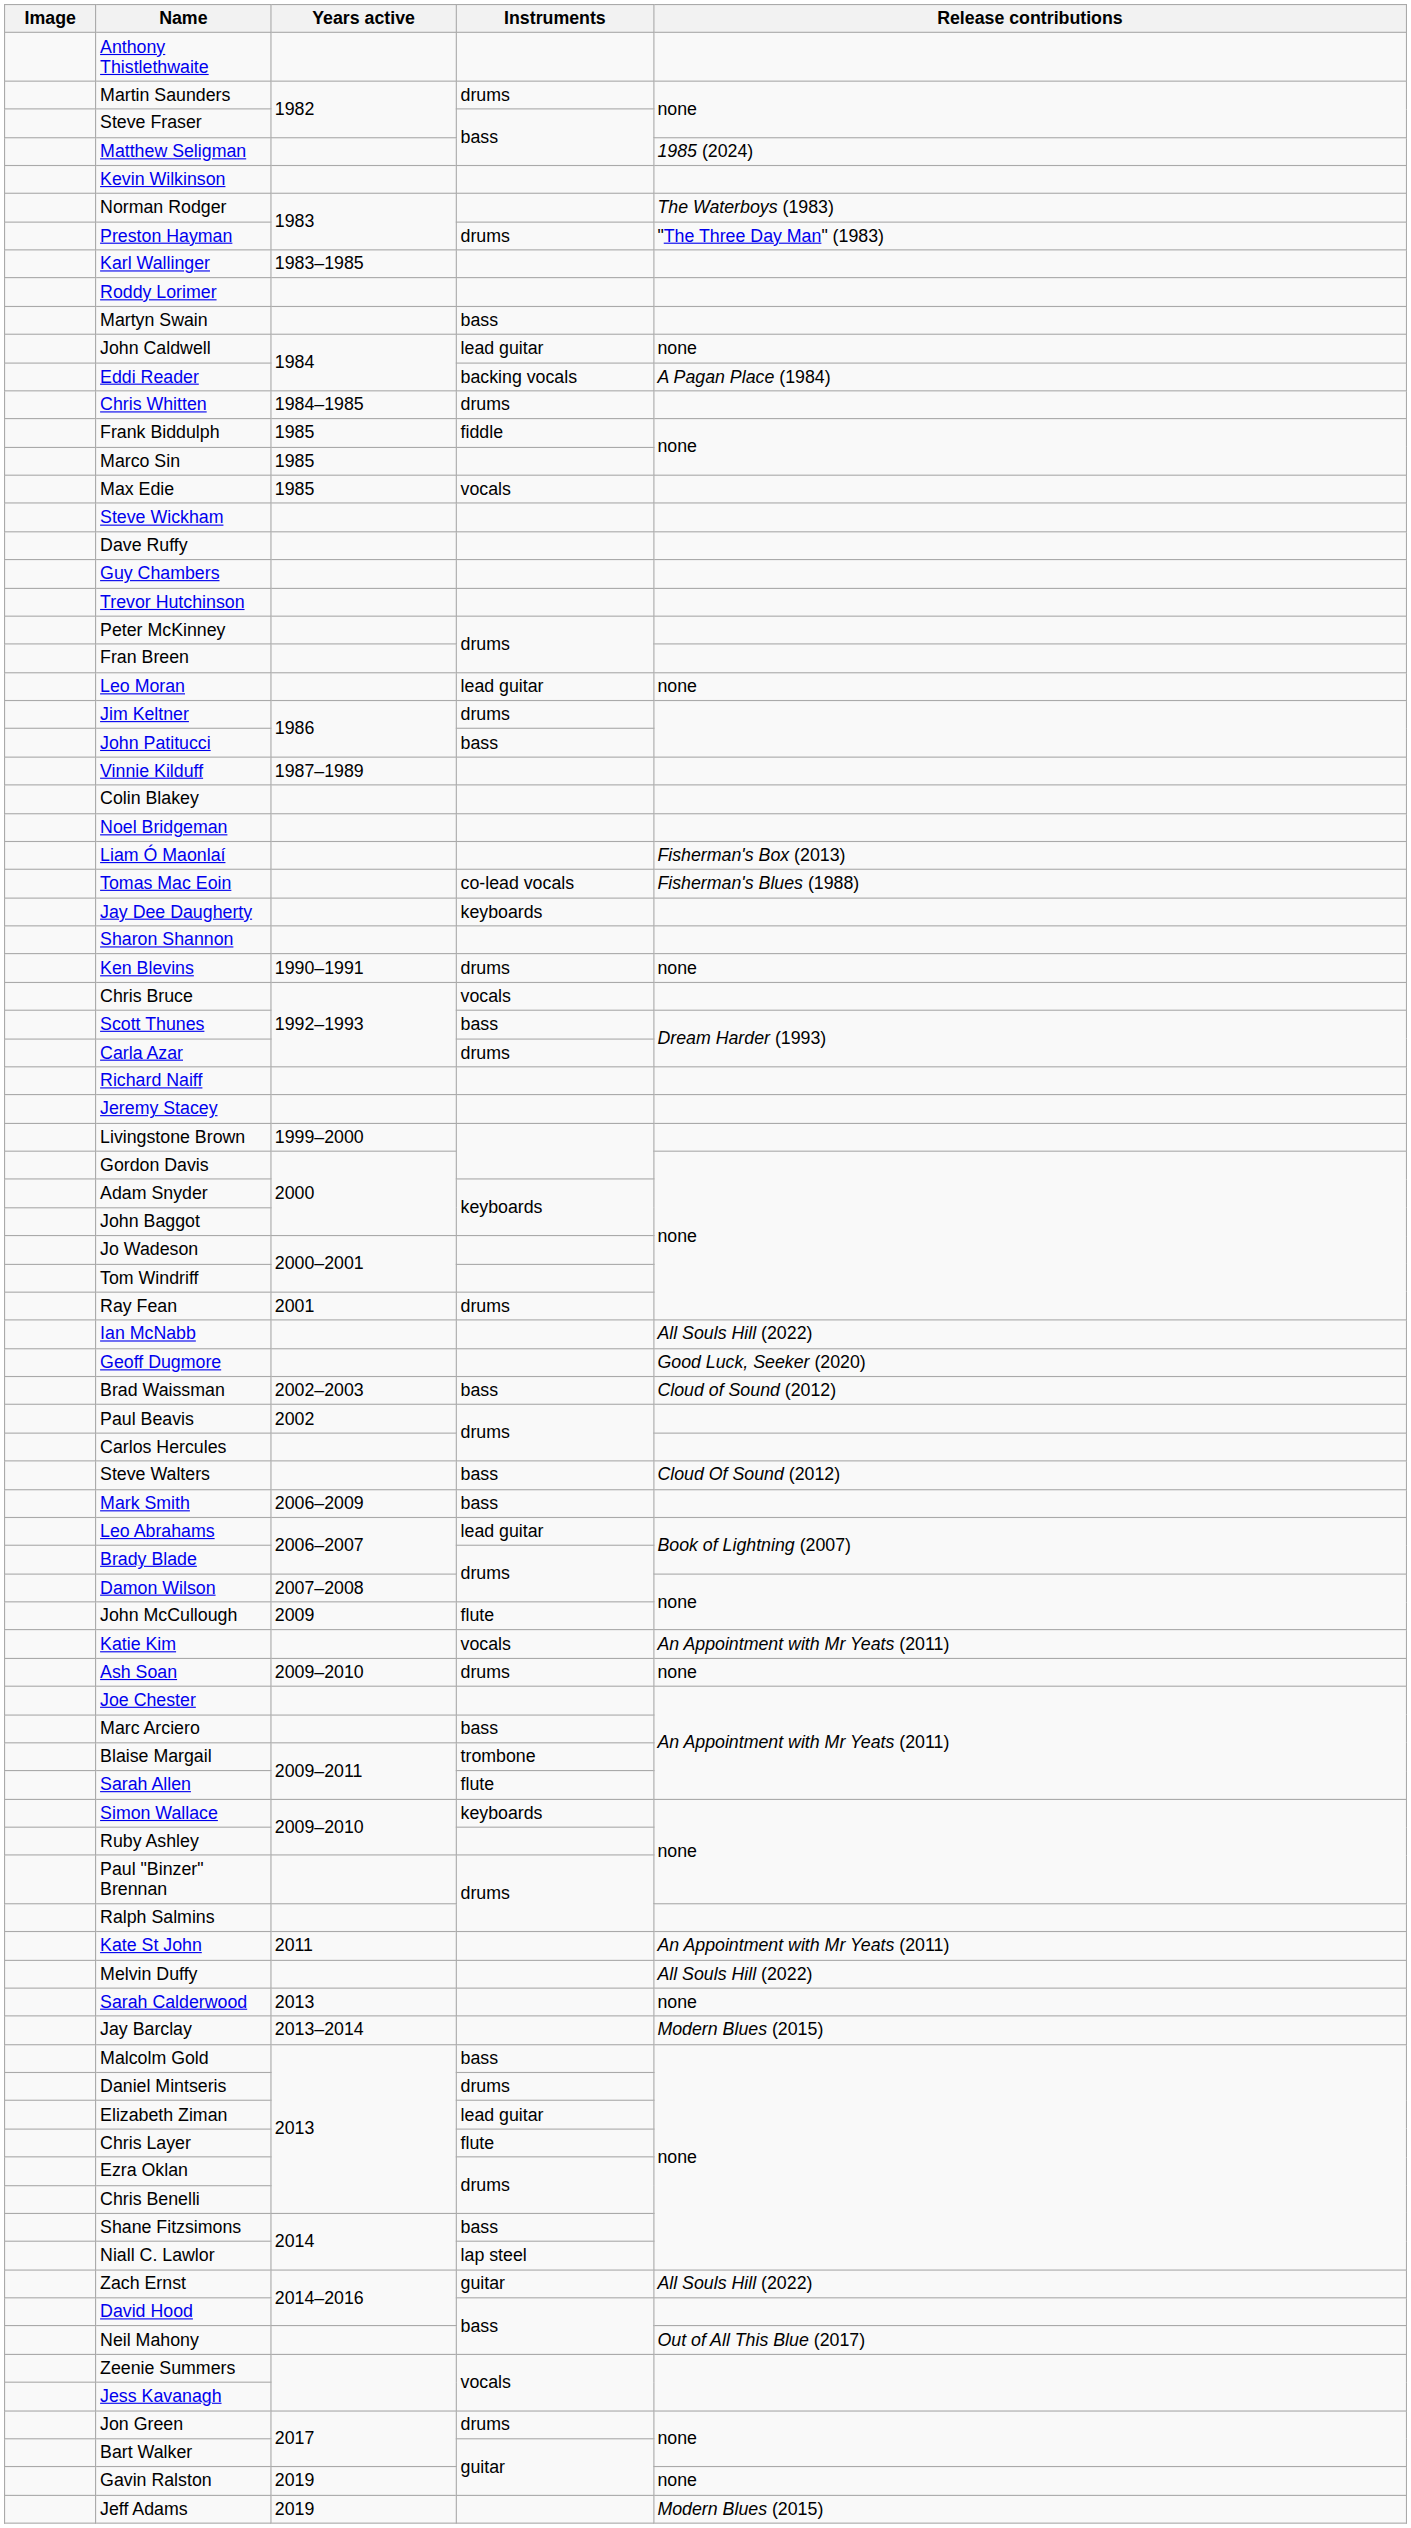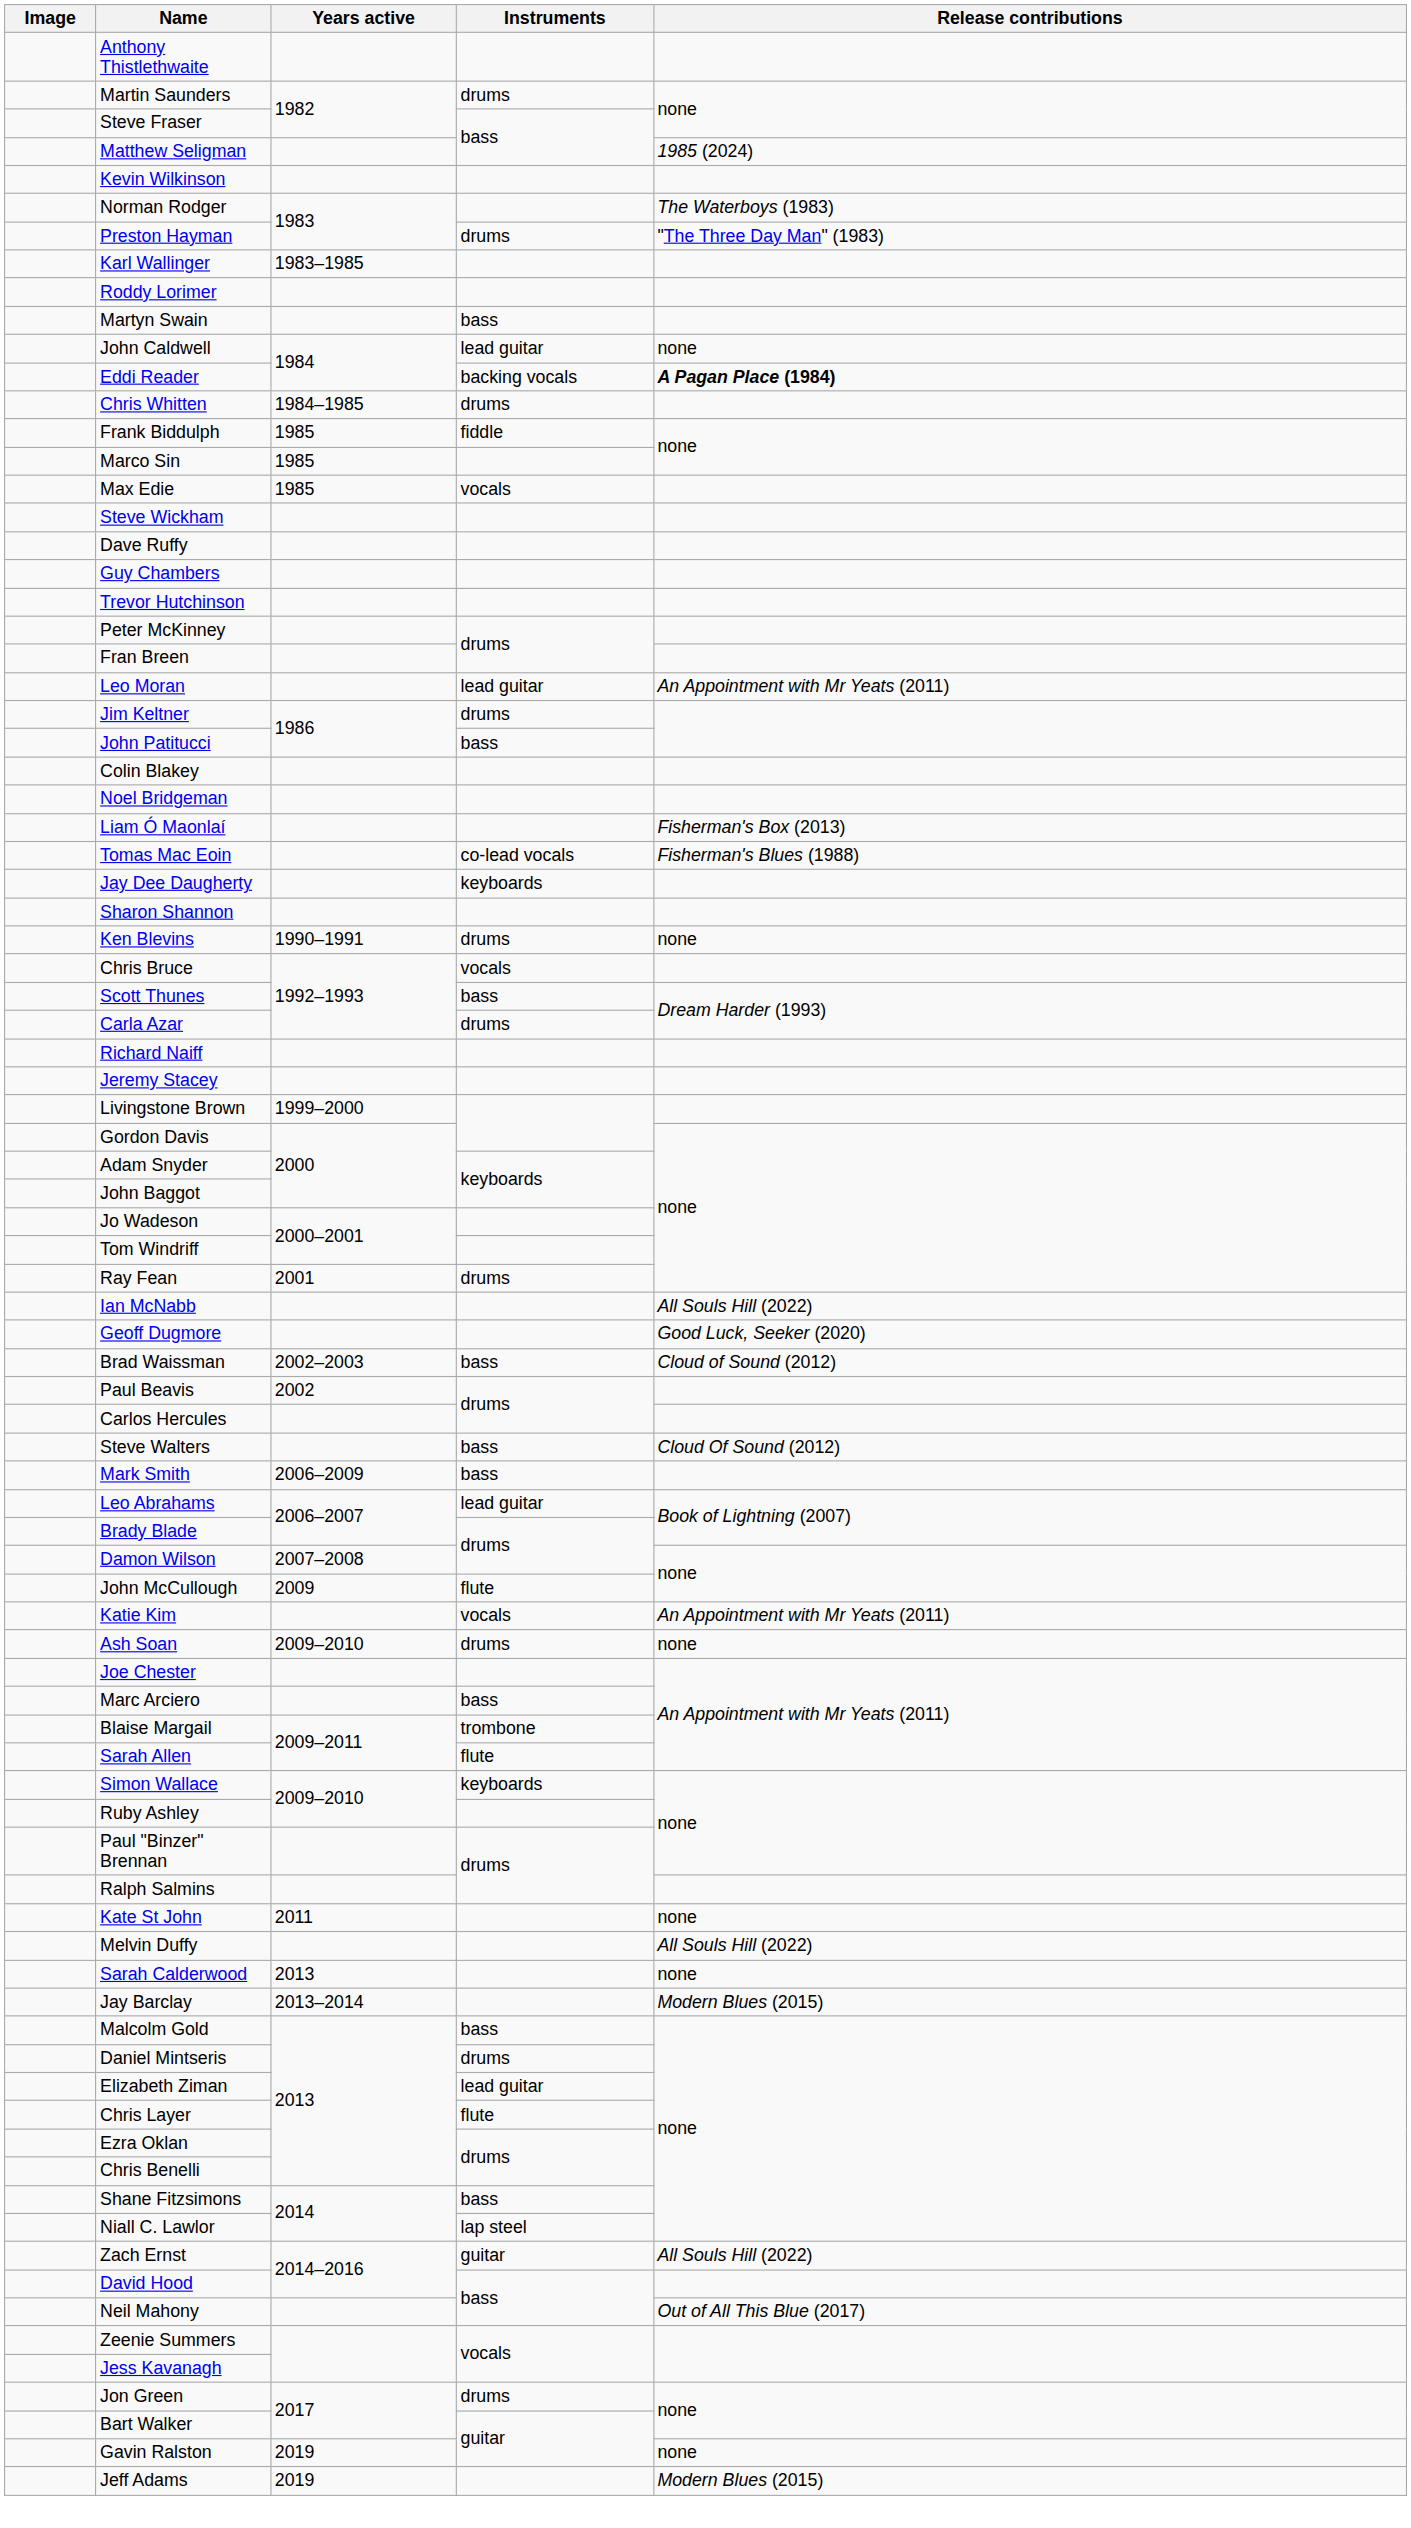(744, 376) normal -> (746, 376) bold
(677, 686) none -> (803, 686) An Appointment with Mr Yeats (2011)
- row: (152, 770)
(803, 1945) An Appointment with Mr Yeats (2011) -> (677, 1917) none
